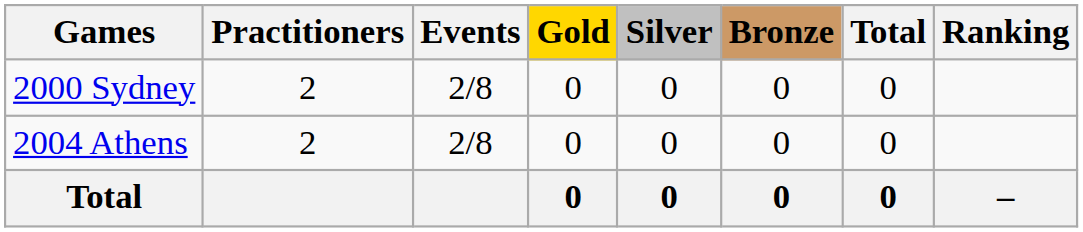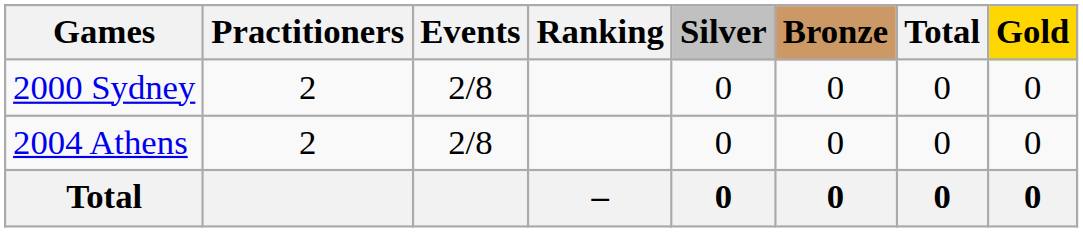columns swapped: (573, 32) <-> (1006, 32)
